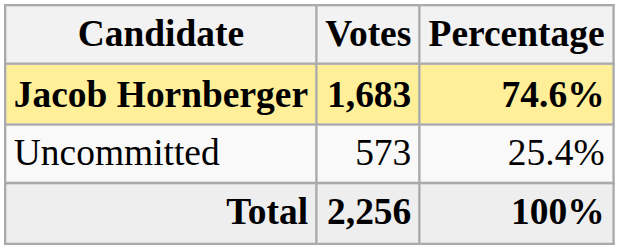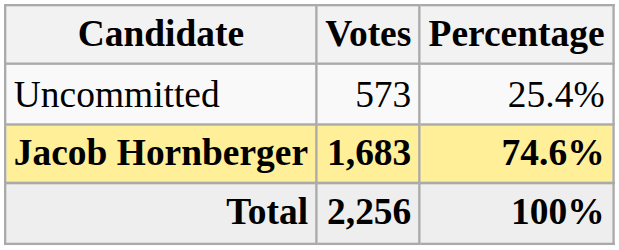rows swapped: (161, 93) <-> (117, 152)
